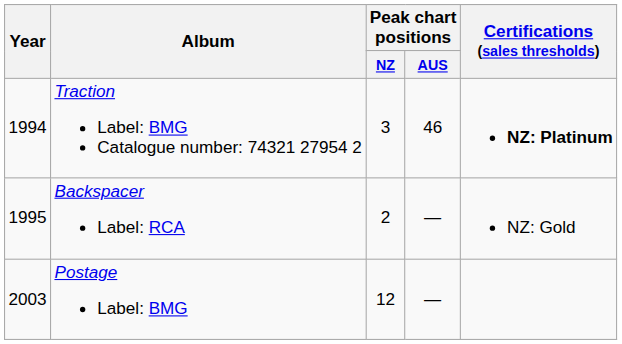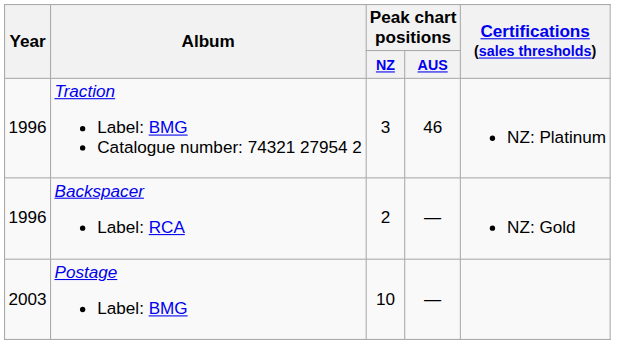(28, 128) 1994 -> (28, 128) 1996
(538, 138) bold -> (535, 138) normal
(28, 218) 1995 -> (28, 218) 1996
(385, 298) 12 -> (385, 298) 10
